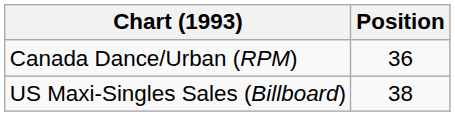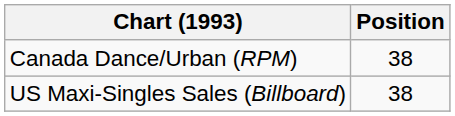(400, 57) 36 -> (400, 57) 38
